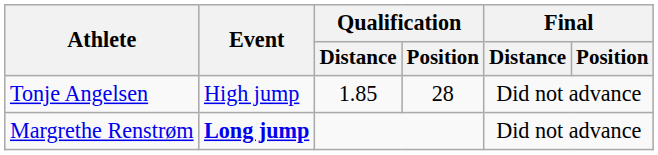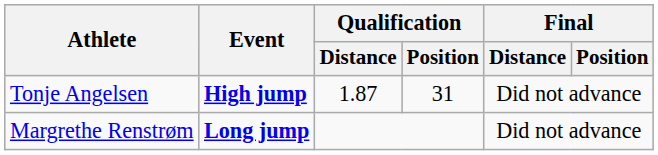(252, 94) normal -> (255, 94) bold
(358, 94) 1.85 -> (358, 94) 1.87
(443, 94) 28 -> (443, 94) 31
